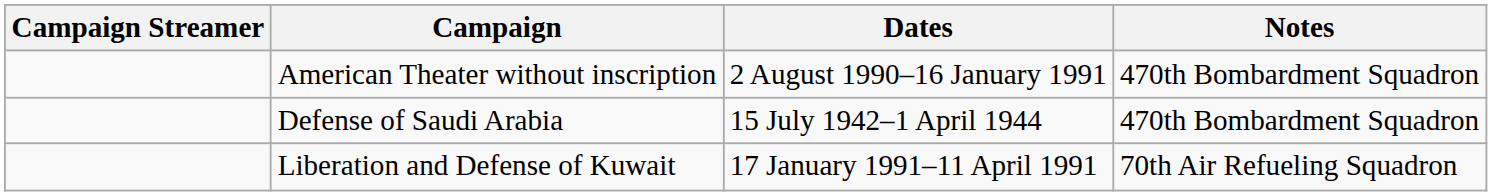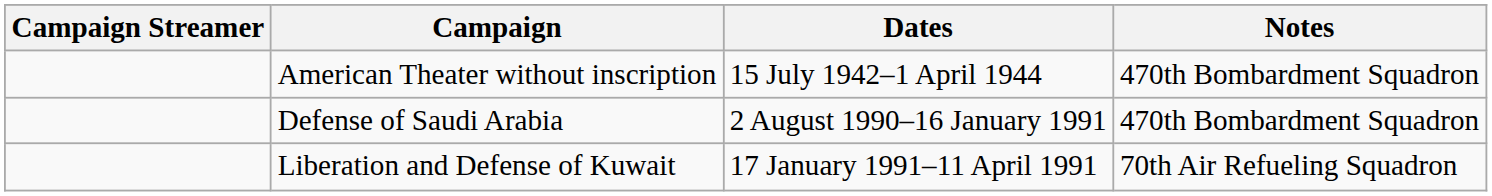(918, 73) 2 August 1990–16 January 1991 -> (886, 73) 15 July 1942–1 April 1944
(886, 119) 15 July 1942–1 April 1944 -> (918, 119) 2 August 1990–16 January 1991
